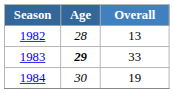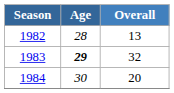(135, 57) 33 -> (135, 57) 32
(135, 78) 19 -> (135, 78) 20
